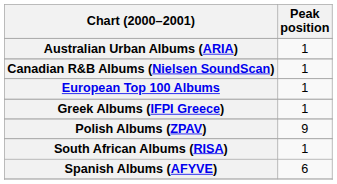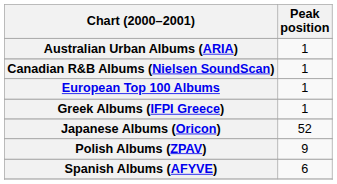+ row: (141, 128)
- row: (141, 149)
